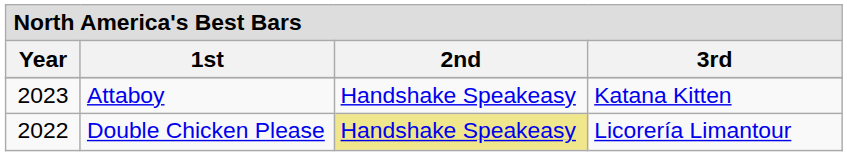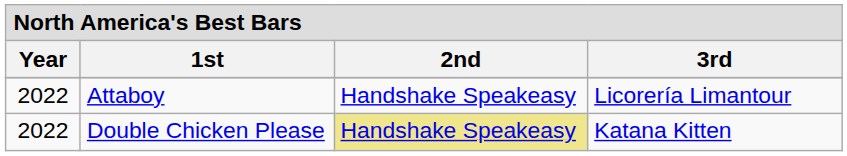(43, 95) 2023 -> (43, 95) 2022
(663, 95) Katana Kitten -> (693, 95) Licorería Limantour
(693, 131) Licorería Limantour -> (663, 131) Katana Kitten
